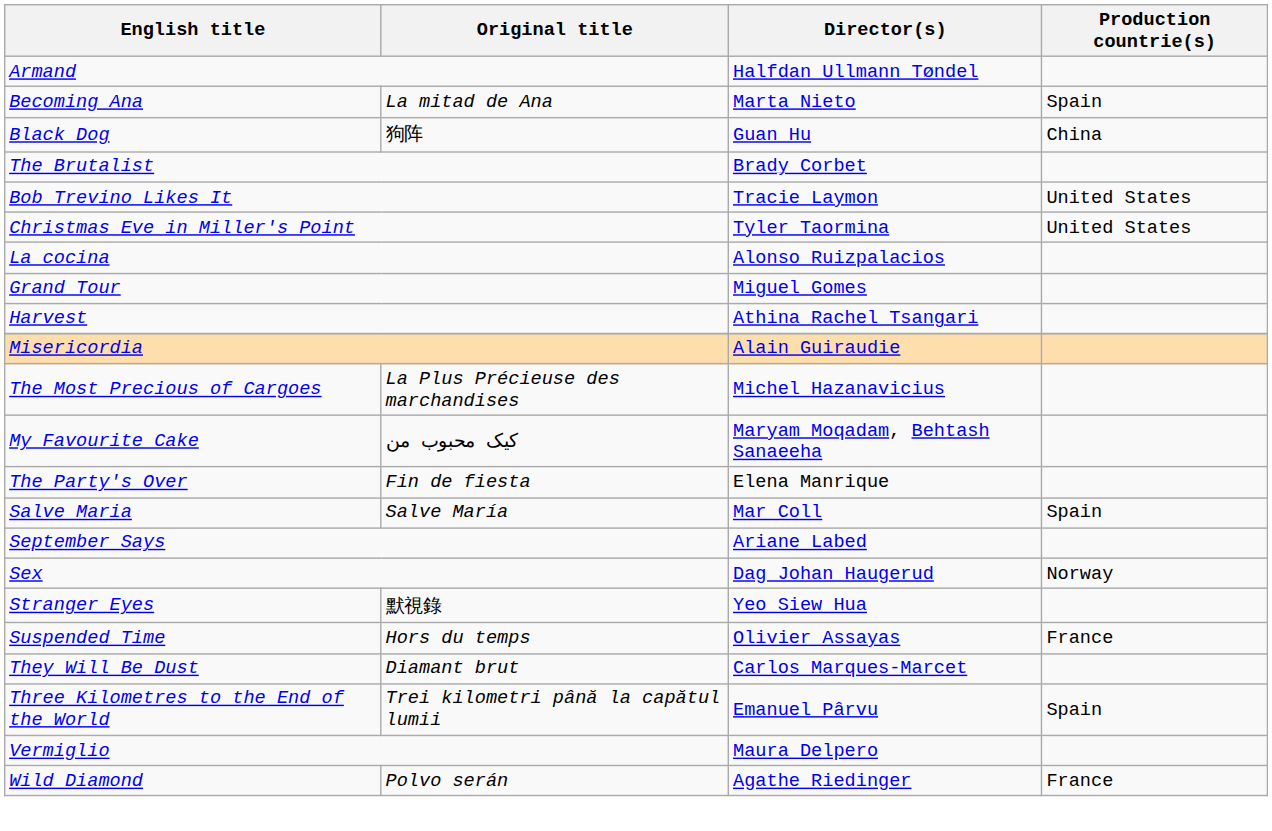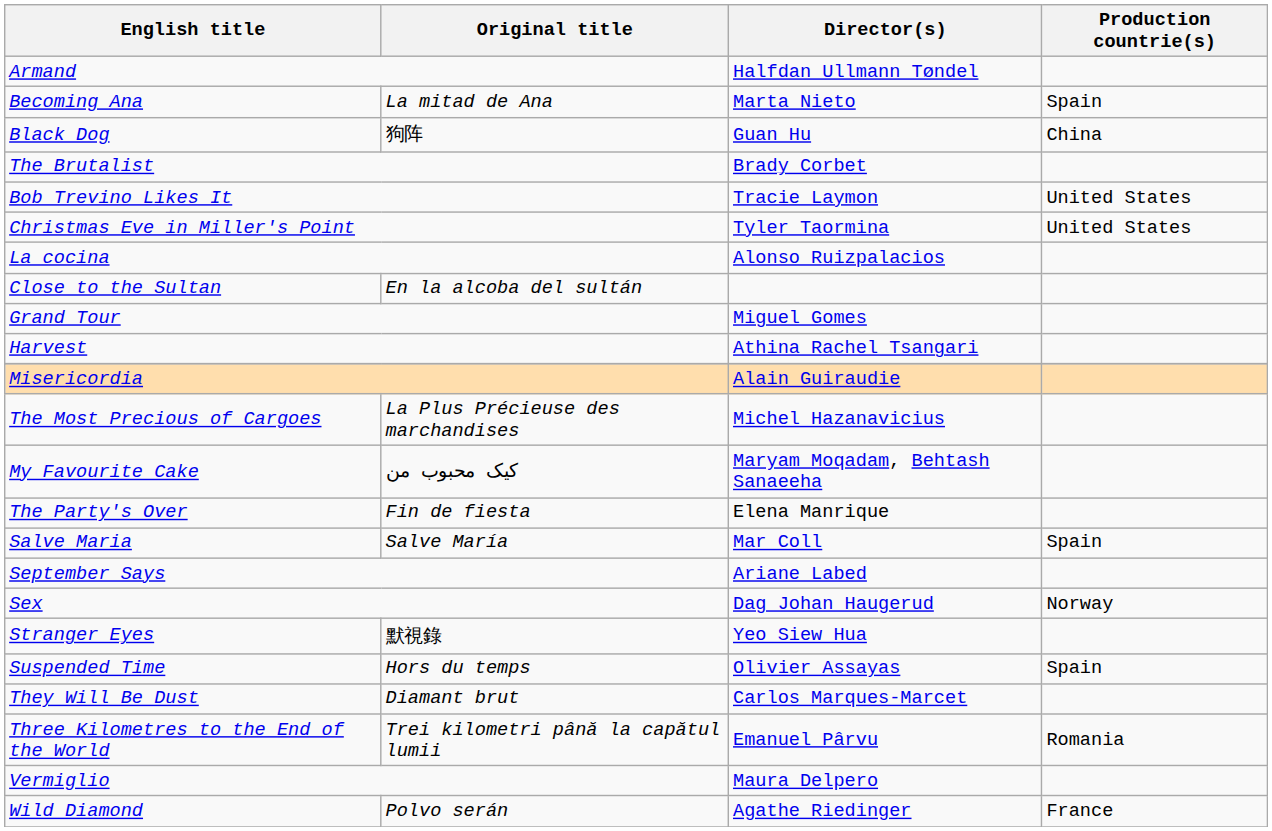+ row: (115, 288)
(1080, 638) France -> (1074, 668) Spain
(1074, 709) Spain -> (1085, 740) Romania
